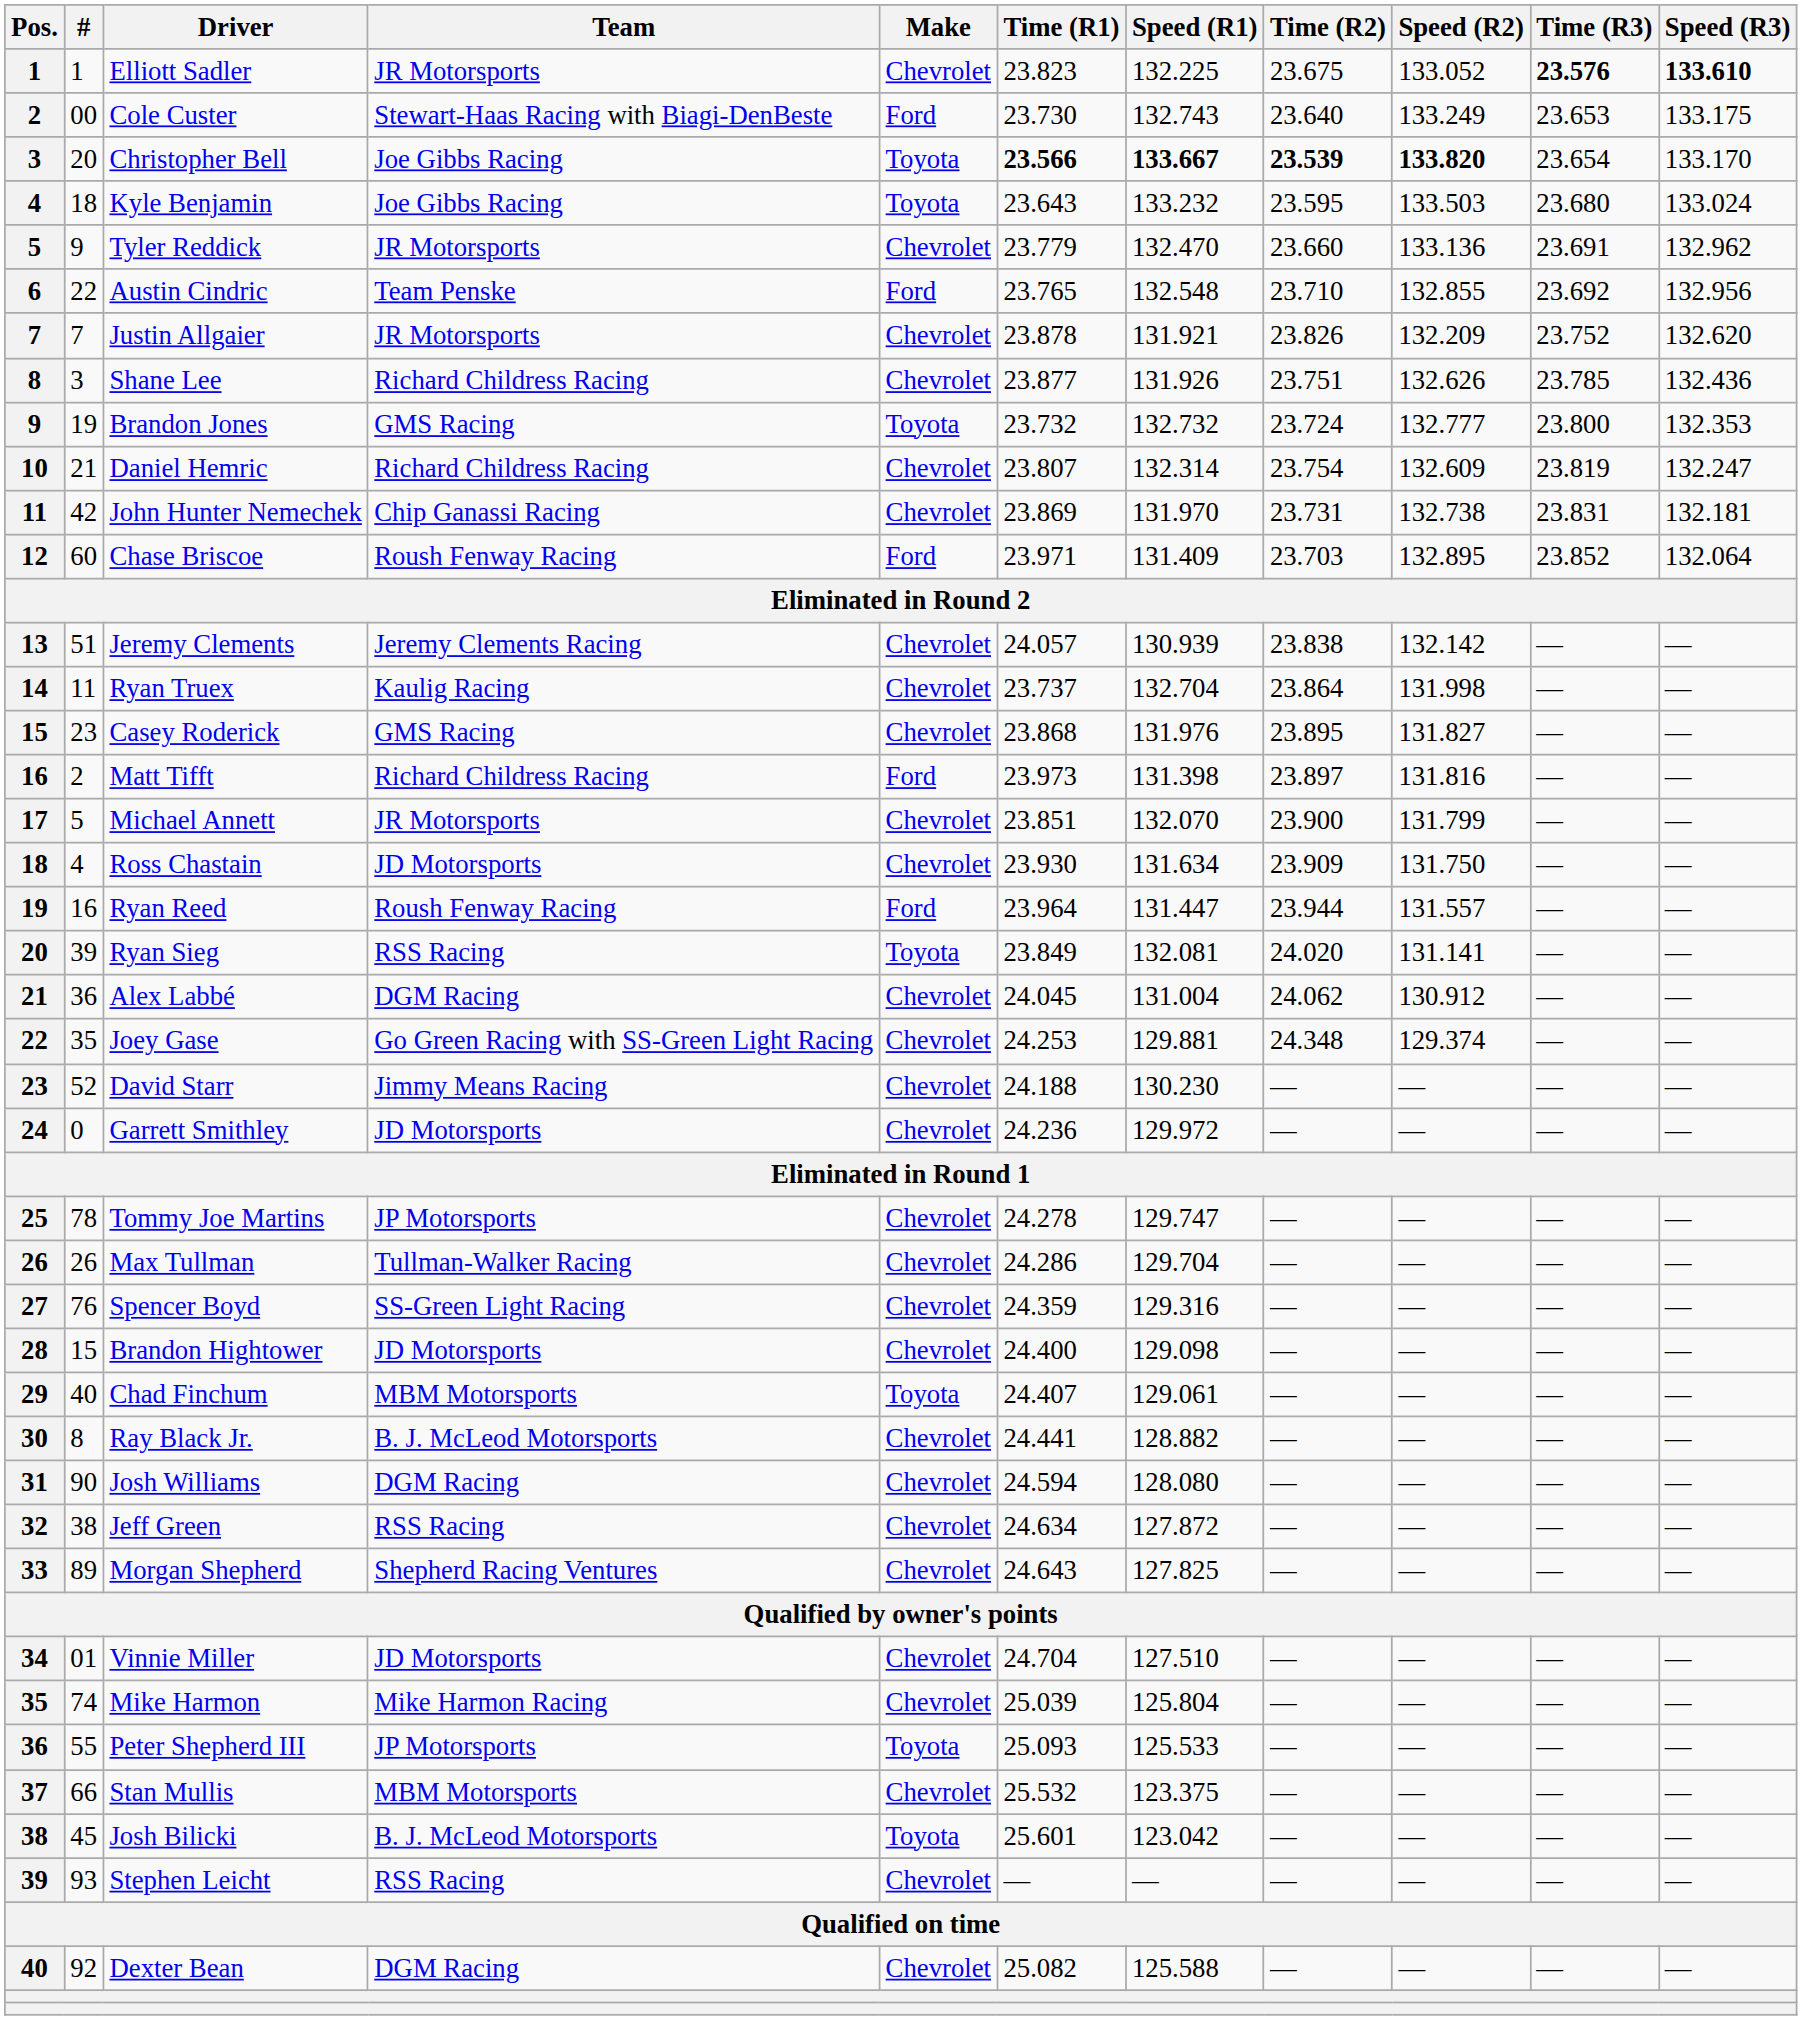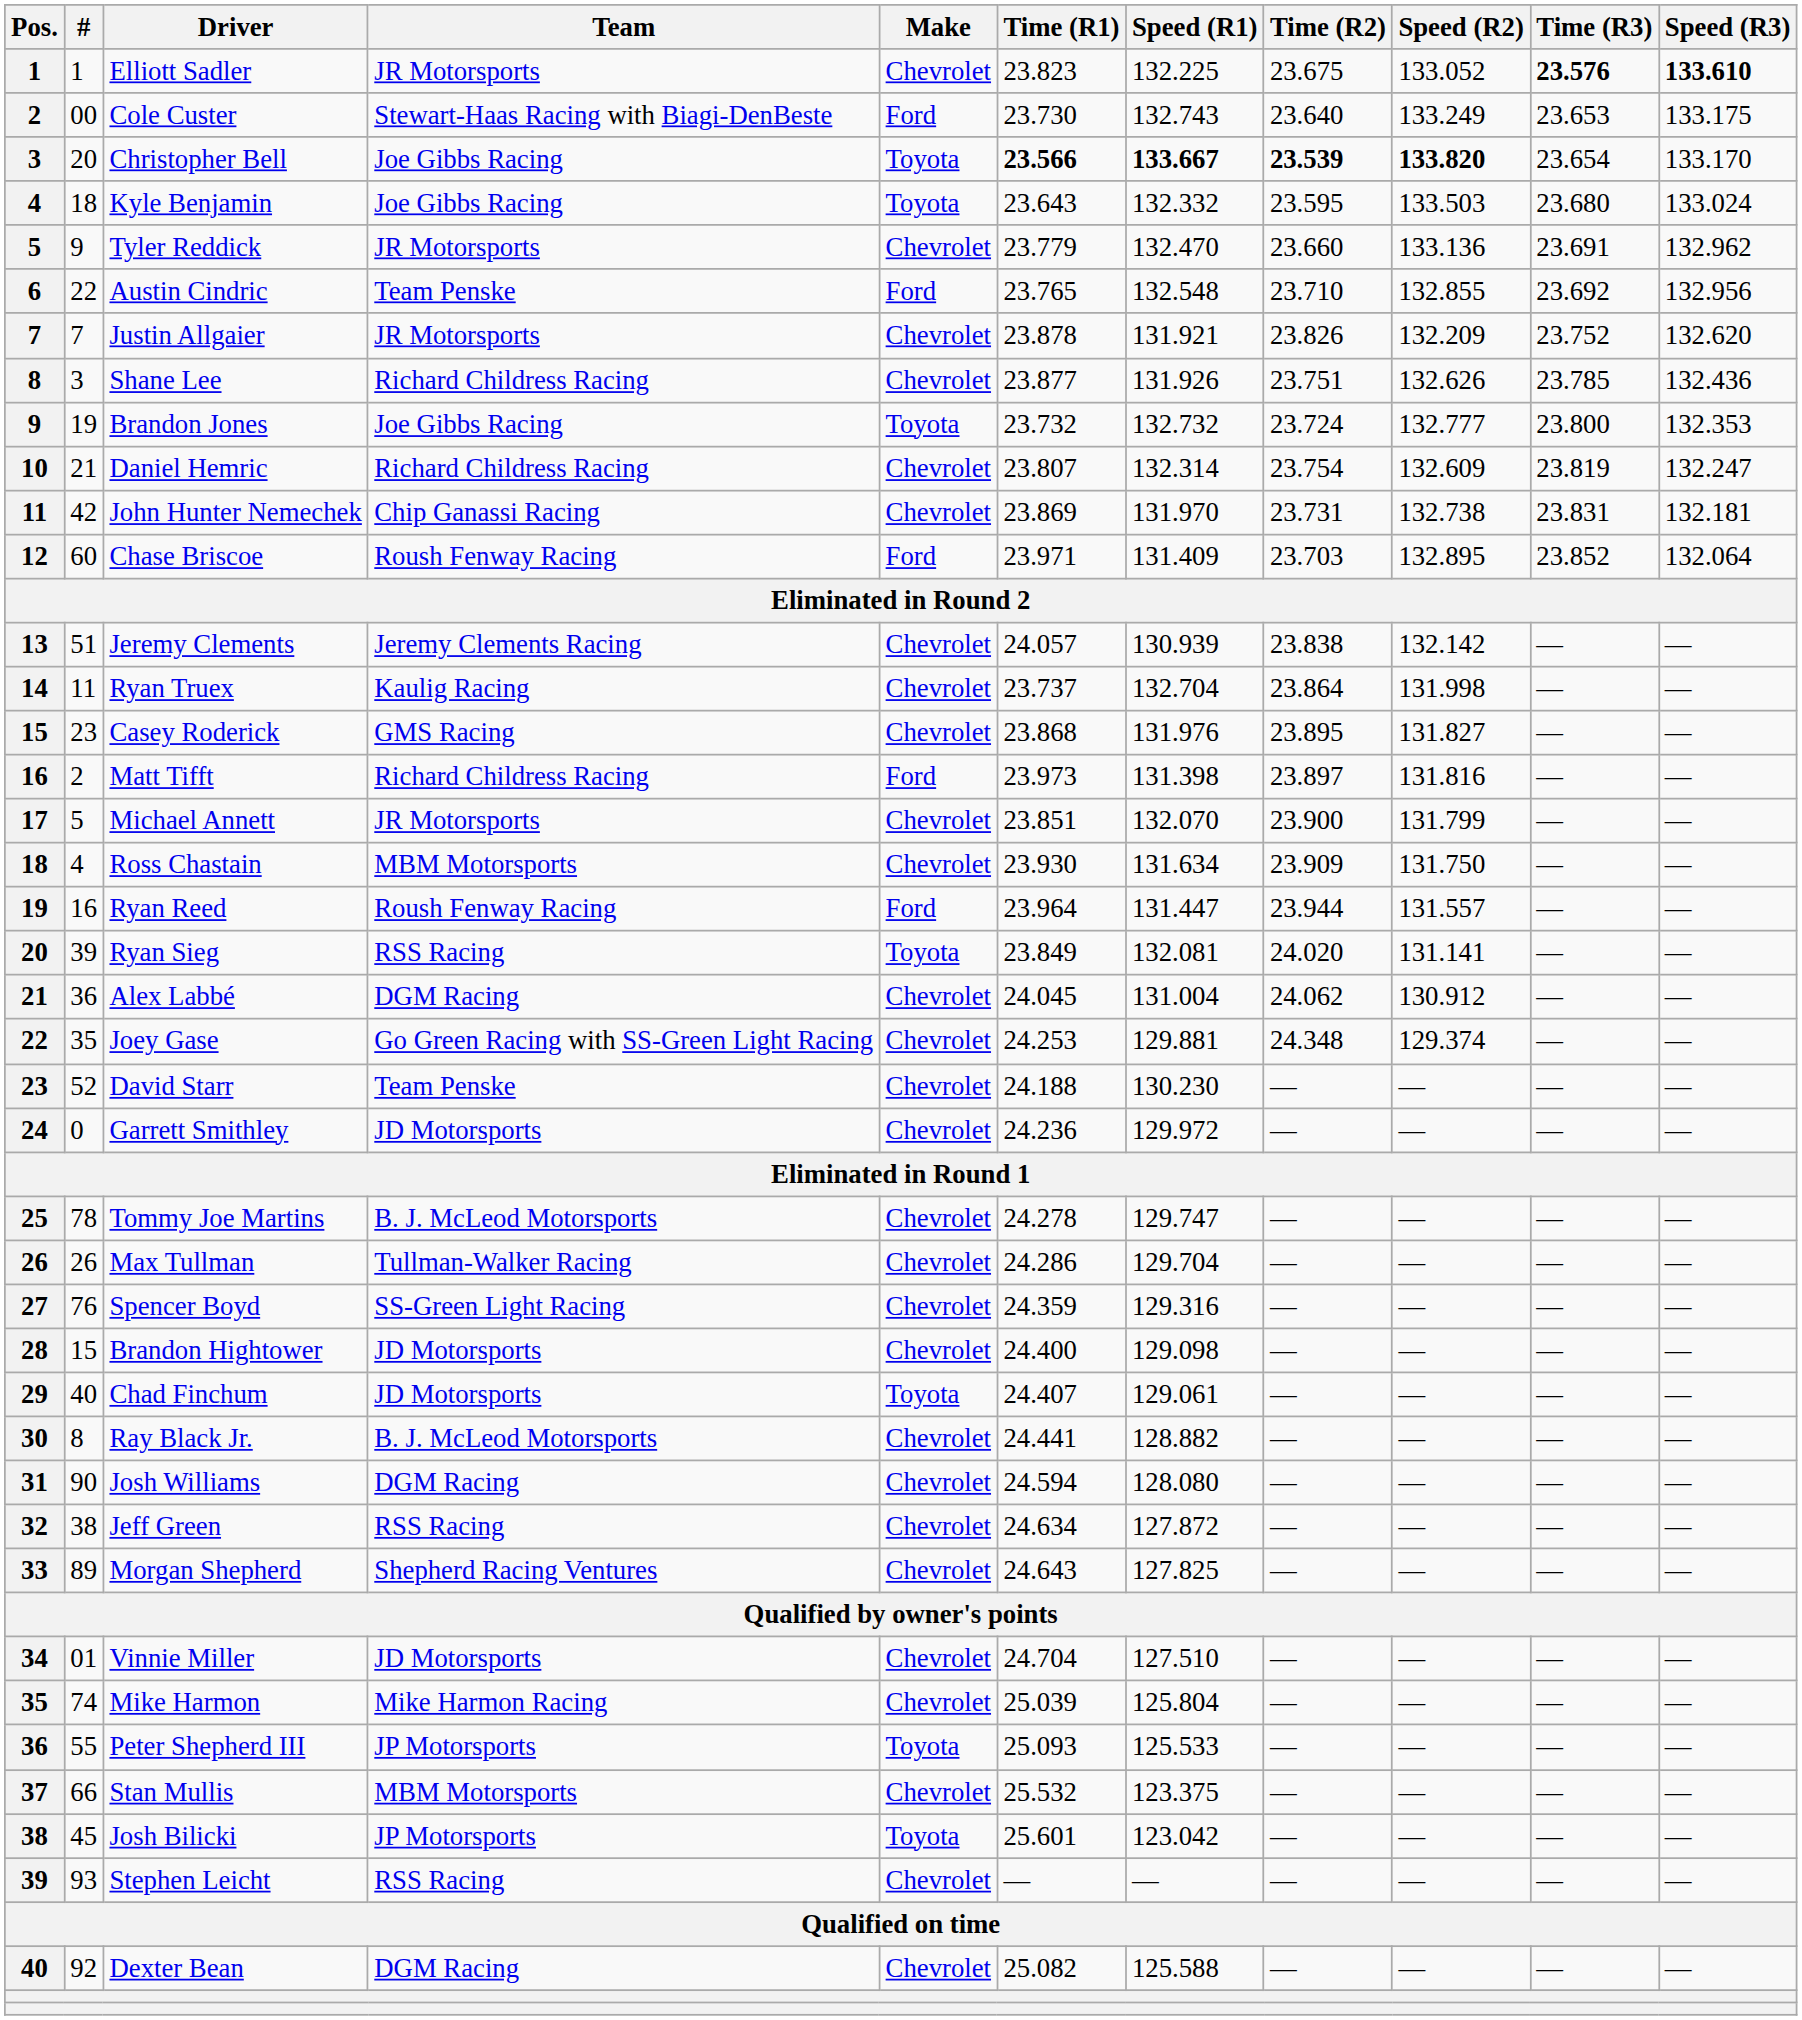(1175, 203) 133.232 -> (1175, 203) 132.332
(444, 423) GMS Racing -> (469, 423) Joe Gibbs Racing
(458, 864) JD Motorsports -> (476, 864) MBM Motorsports
(491, 1085) Jimmy Means Racing -> (445, 1085) Team Penske
(455, 1217) JP Motorsports -> (516, 1217) B. J. McLeod Motorsports
(476, 1394) MBM Motorsports -> (458, 1394) JD Motorsports
(516, 1835) B. J. McLeod Motorsports -> (455, 1835) JP Motorsports
